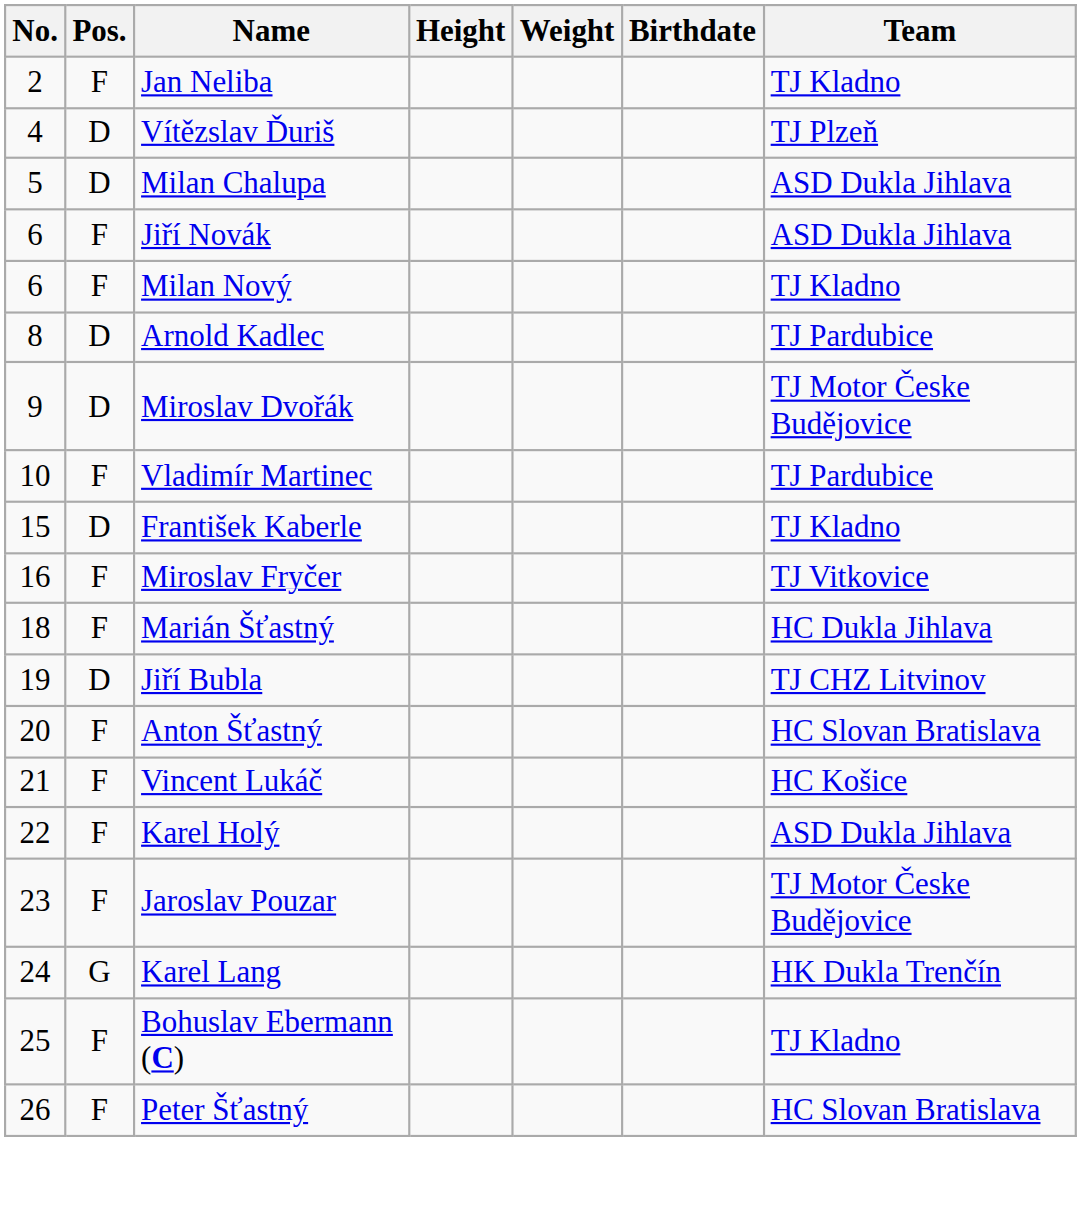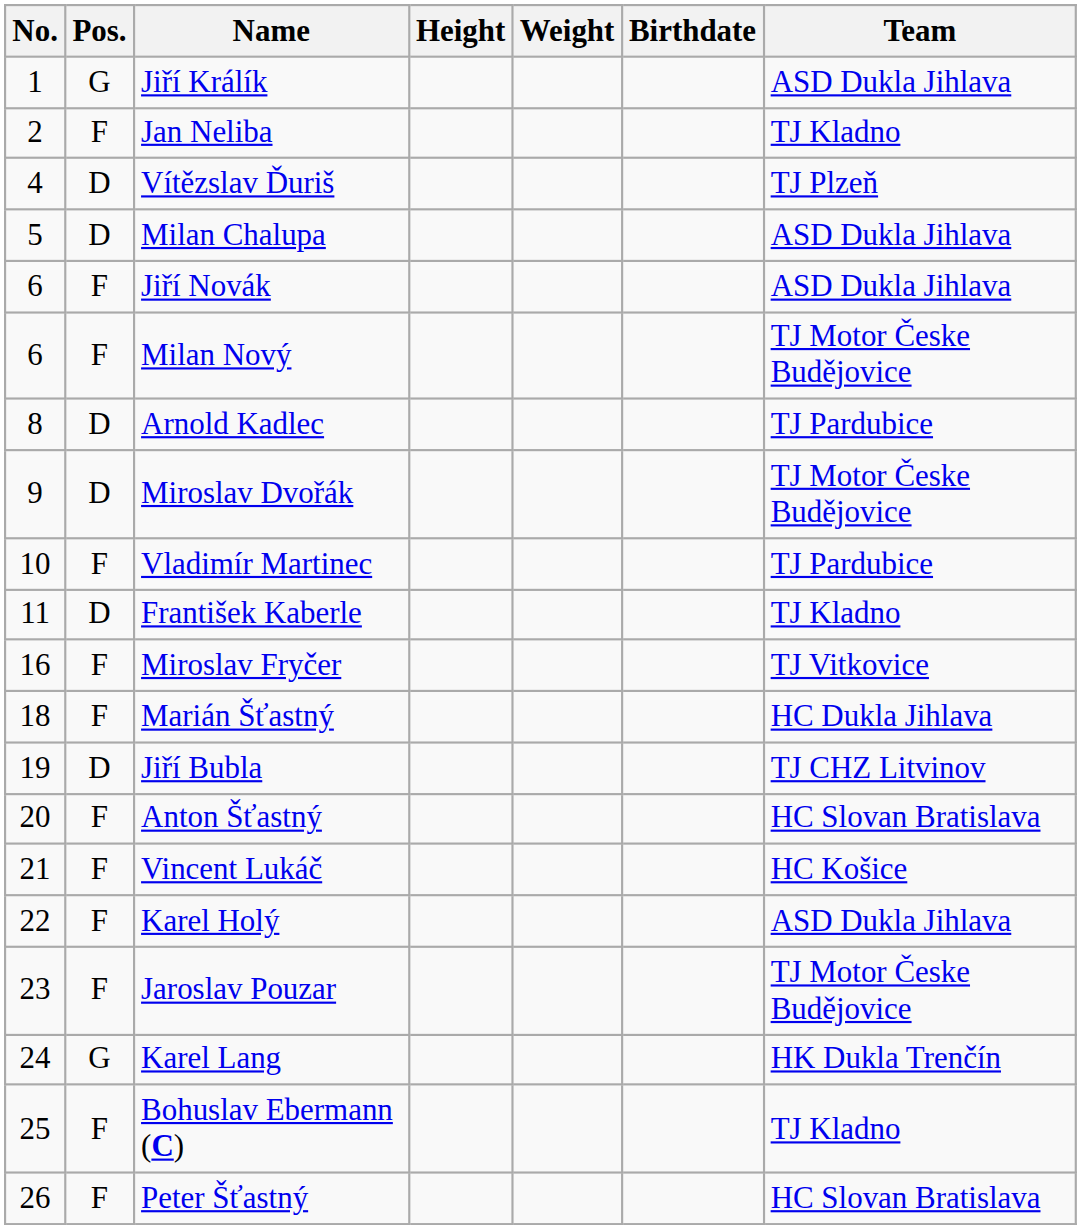+ row: (204, 81)
(836, 285) TJ Kladno -> (870, 355) TJ Motor Česke Budějovice
(35, 526) 15 -> (35, 614) 11
